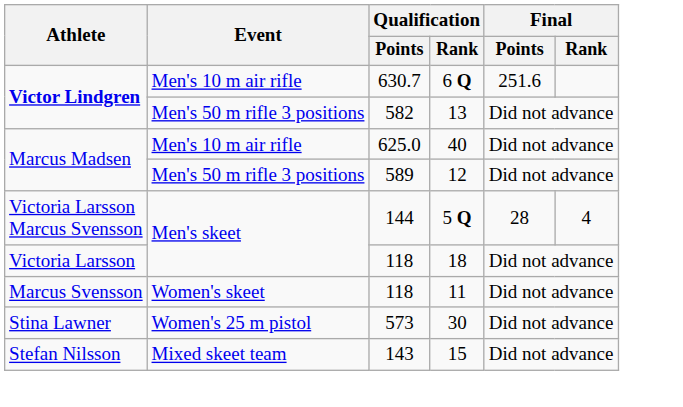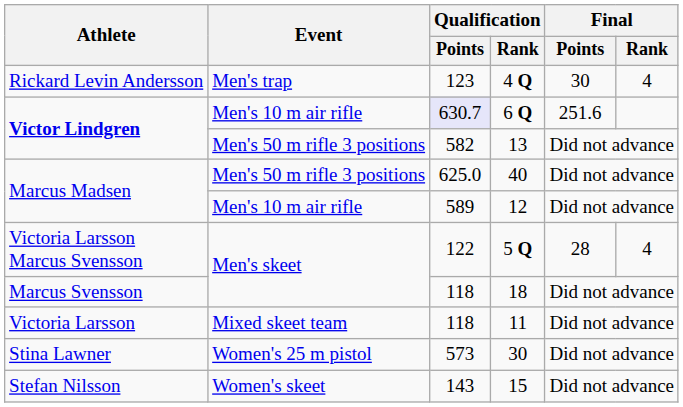+ row: (518, 81)
(399, 81) no background -> (460, 112) lavender background
(227, 144) Men's 10 m air rifle -> (319, 175) Men's 50 m rifle 3 positions
(258, 175) Men's 50 m rifle 3 positions -> (287, 206) Men's 10 m air rifle
(399, 218) 144 -> (460, 249) 122
(72, 260) Victoria Larsson -> (76, 292) Marcus Svensson
(76, 292) Marcus Svensson -> (72, 323) Victoria Larsson
(208, 292) Women's skeet -> (280, 323) Mixed skeet team
(219, 354) Mixed skeet team -> (269, 386) Women's skeet
